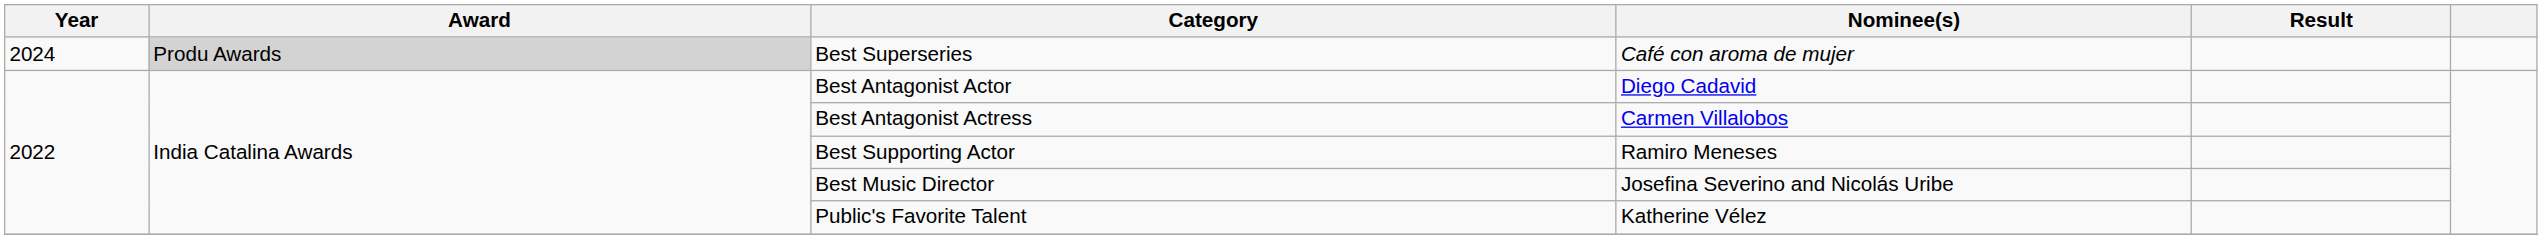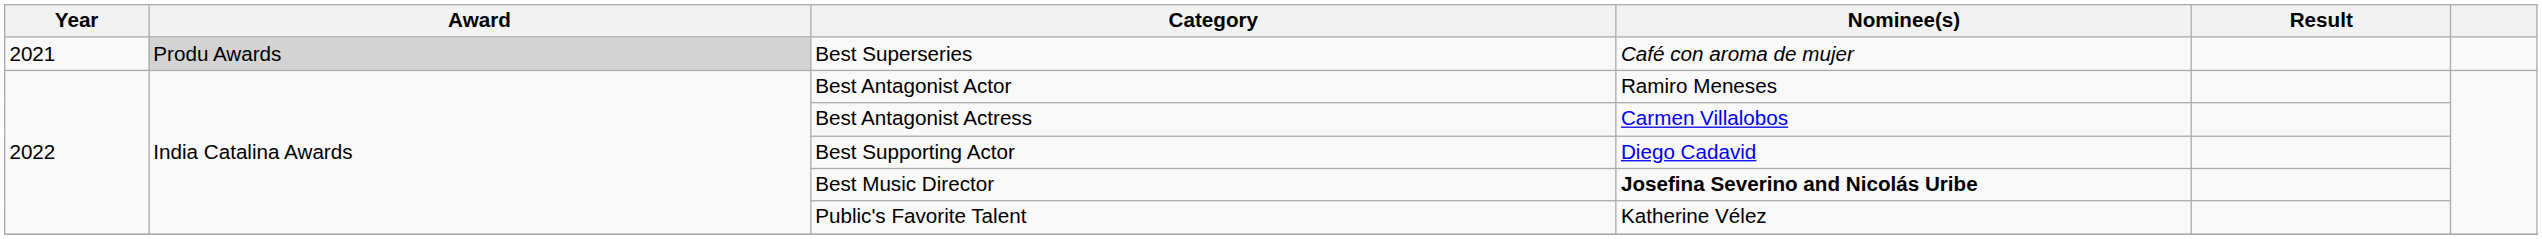(32, 53) 2024 -> (32, 53) 2021
(1689, 86) Diego Cadavid -> (1699, 86) Ramiro Meneses
(1699, 151) Ramiro Meneses -> (1689, 151) Diego Cadavid
(1787, 184) normal -> (1799, 184) bold
